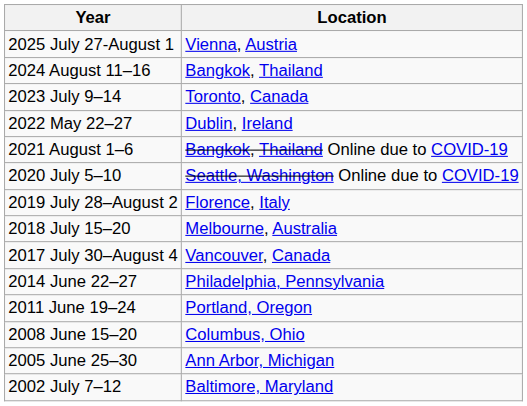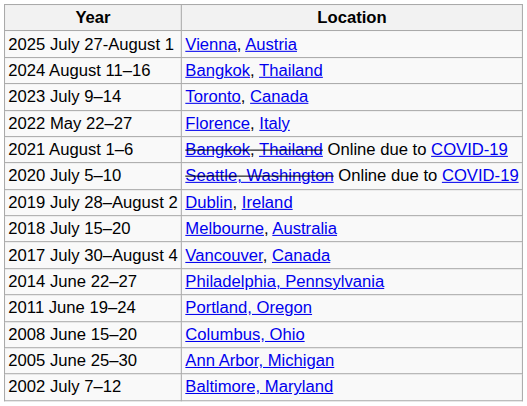(239, 123) Dublin, Ireland -> (238, 123) Florence, Italy
(238, 202) Florence, Italy -> (239, 202) Dublin, Ireland
